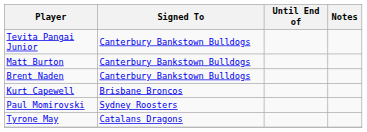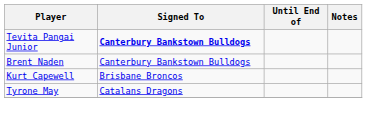(175, 41) normal -> (175, 41) bold
- row: (35, 61)
- row: (46, 105)
